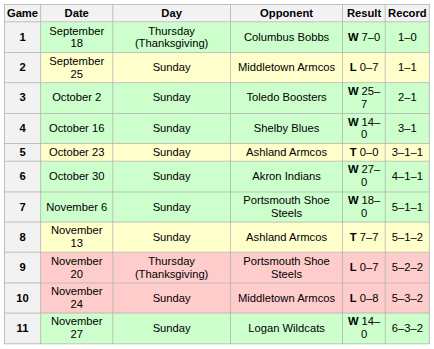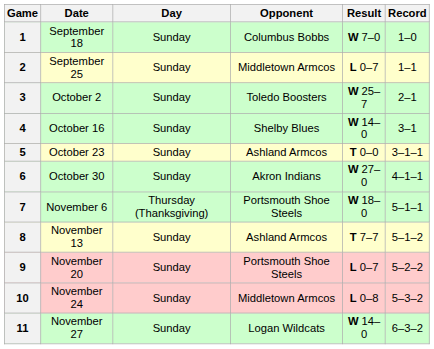(172, 37) Thursday (Thanksgiving) -> (172, 37) Sunday
(172, 207) Sunday -> (172, 207) Thursday (Thanksgiving)
(172, 267) Thursday (Thanksgiving) -> (172, 267) Sunday
